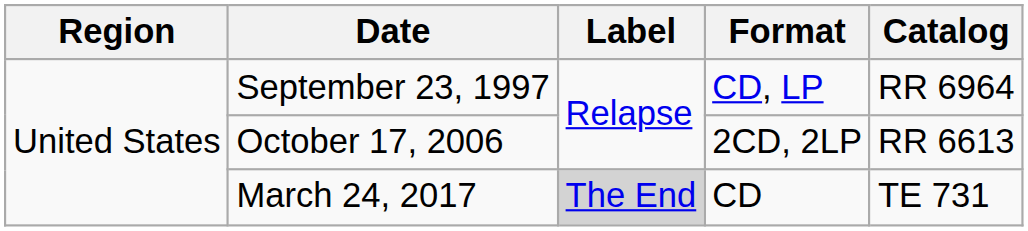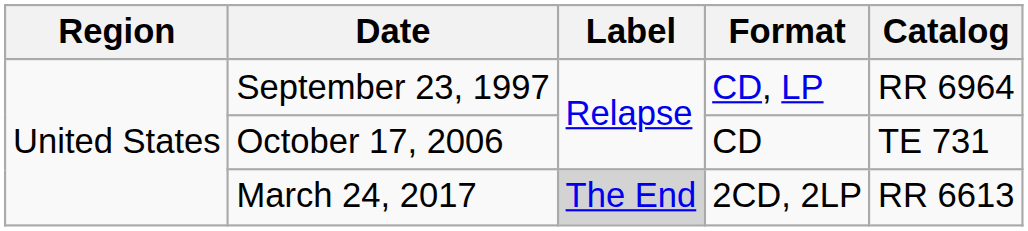(787, 141) 2CD, 2LP -> (737, 141) CD
(946, 141) RR 6613 -> (934, 141) TE 731
(737, 196) CD -> (787, 196) 2CD, 2LP
(934, 196) TE 731 -> (946, 196) RR 6613
